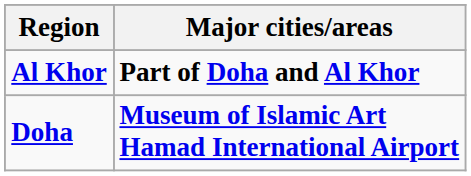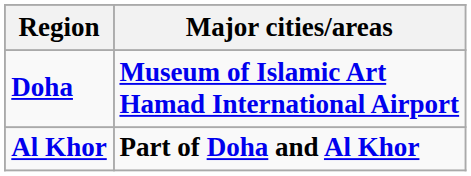rows swapped: (42, 132) <-> (59, 71)
